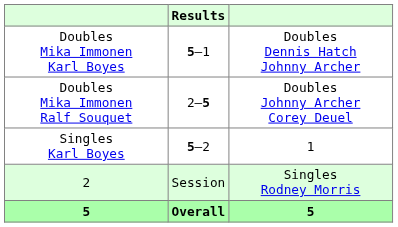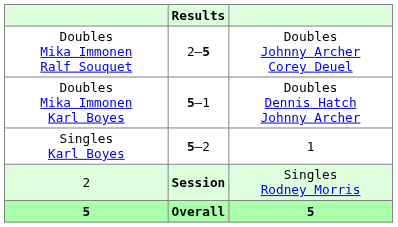rows swapped: (86, 52) <-> (86, 102)
(198, 182) normal -> (198, 182) bold
